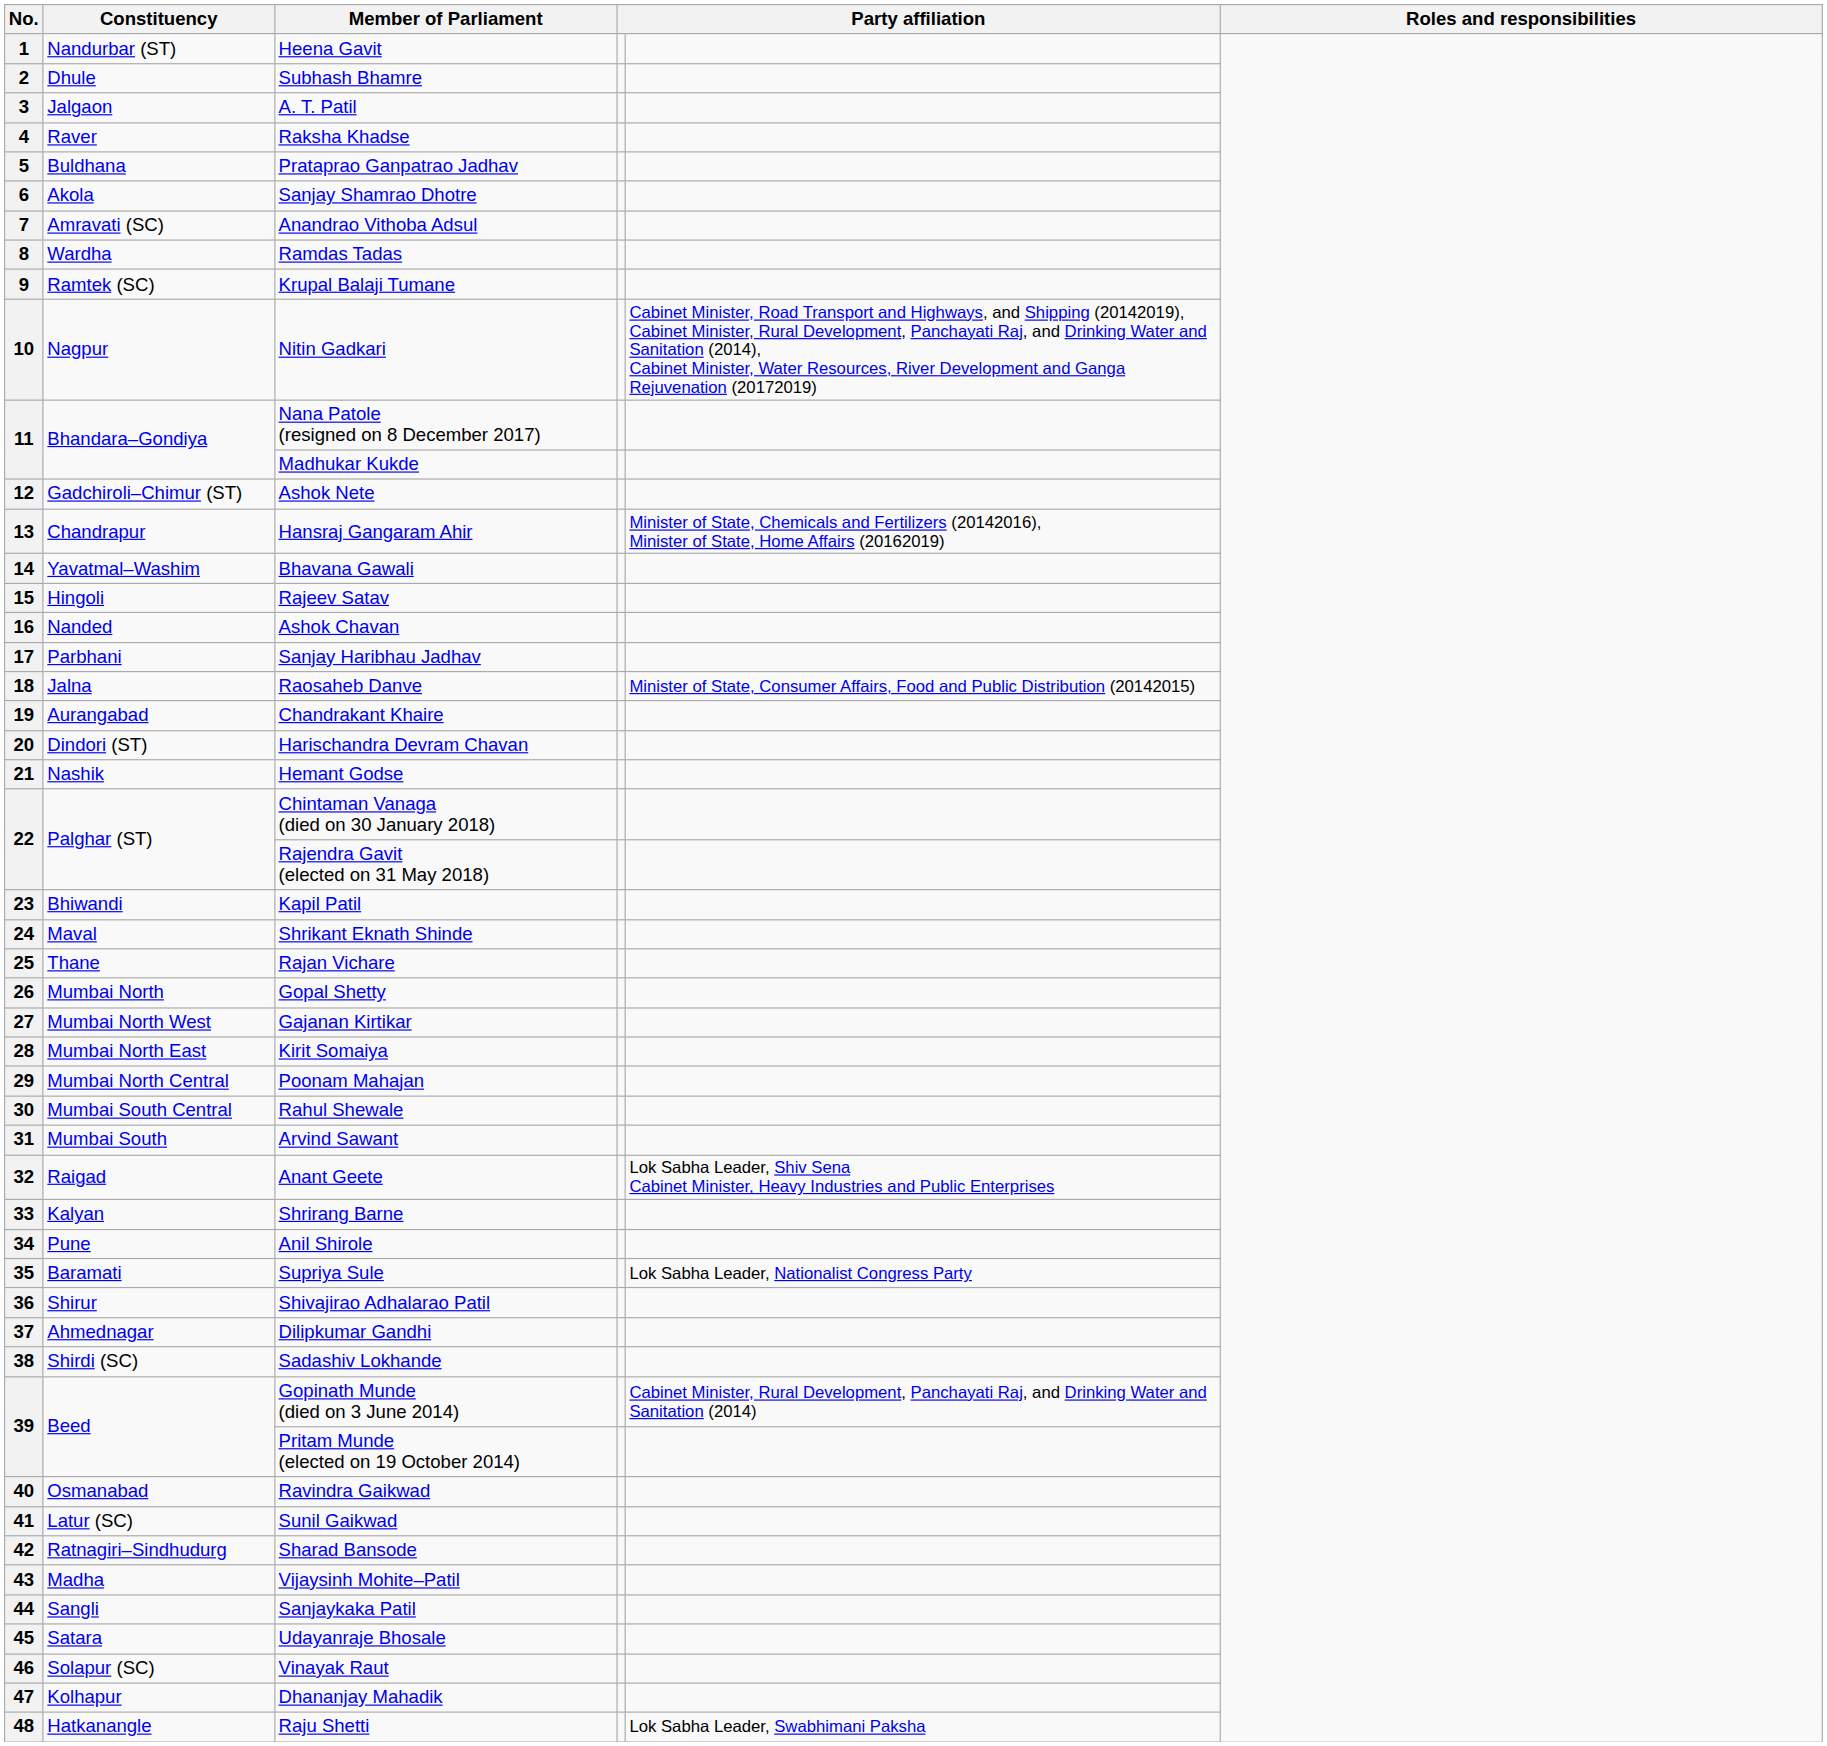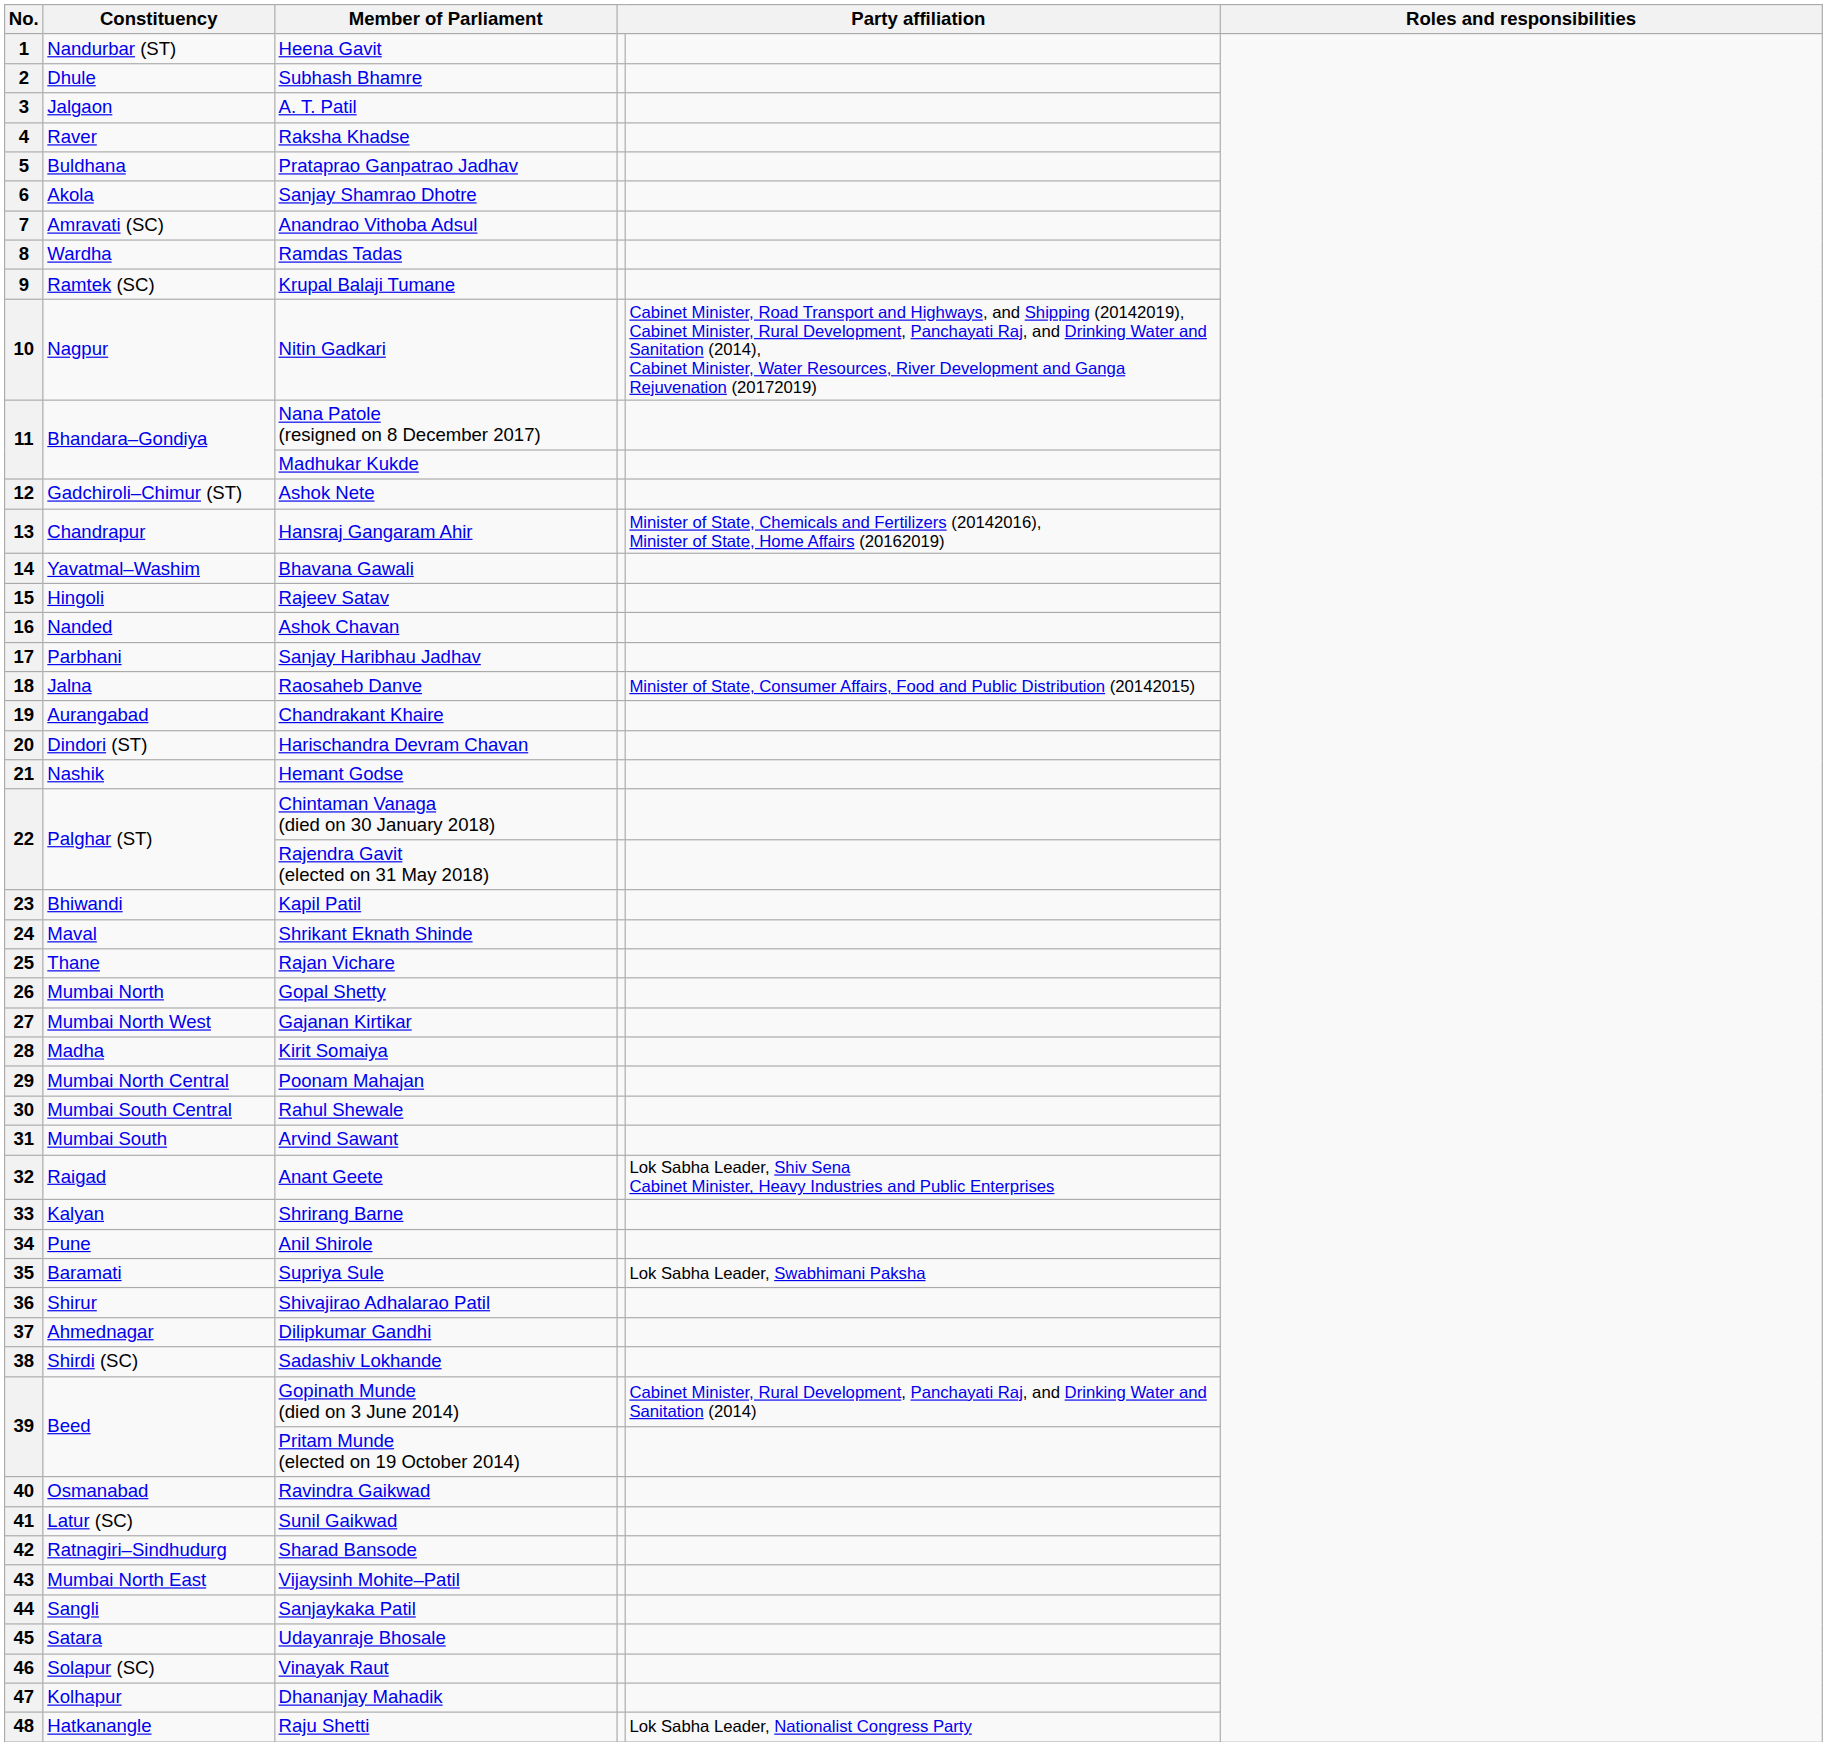(127, 1051) Mumbai North East -> (76, 1051) Madha
(801, 1273) Lok Sabha Leader, Nationalist Congress Party -> (777, 1273) Lok Sabha Leader, Swabhimani Paksha
(76, 1579) Madha -> (127, 1579) Mumbai North East
(777, 1727) Lok Sabha Leader, Swabhimani Paksha -> (801, 1727) Lok Sabha Leader, Nationalist Congress Party
